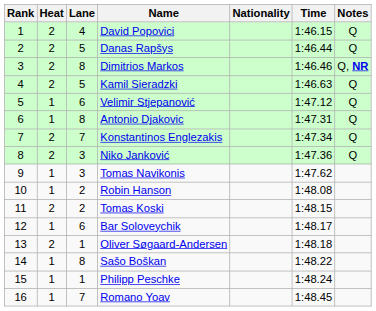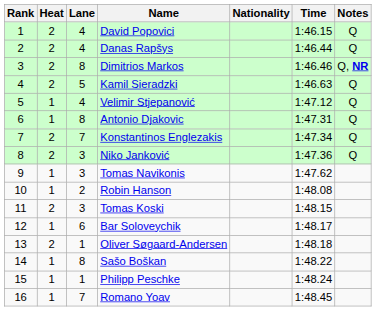(82, 48) 5 -> (82, 48) 4
(82, 102) 6 -> (82, 102) 4
(82, 208) 2 -> (82, 208) 3
